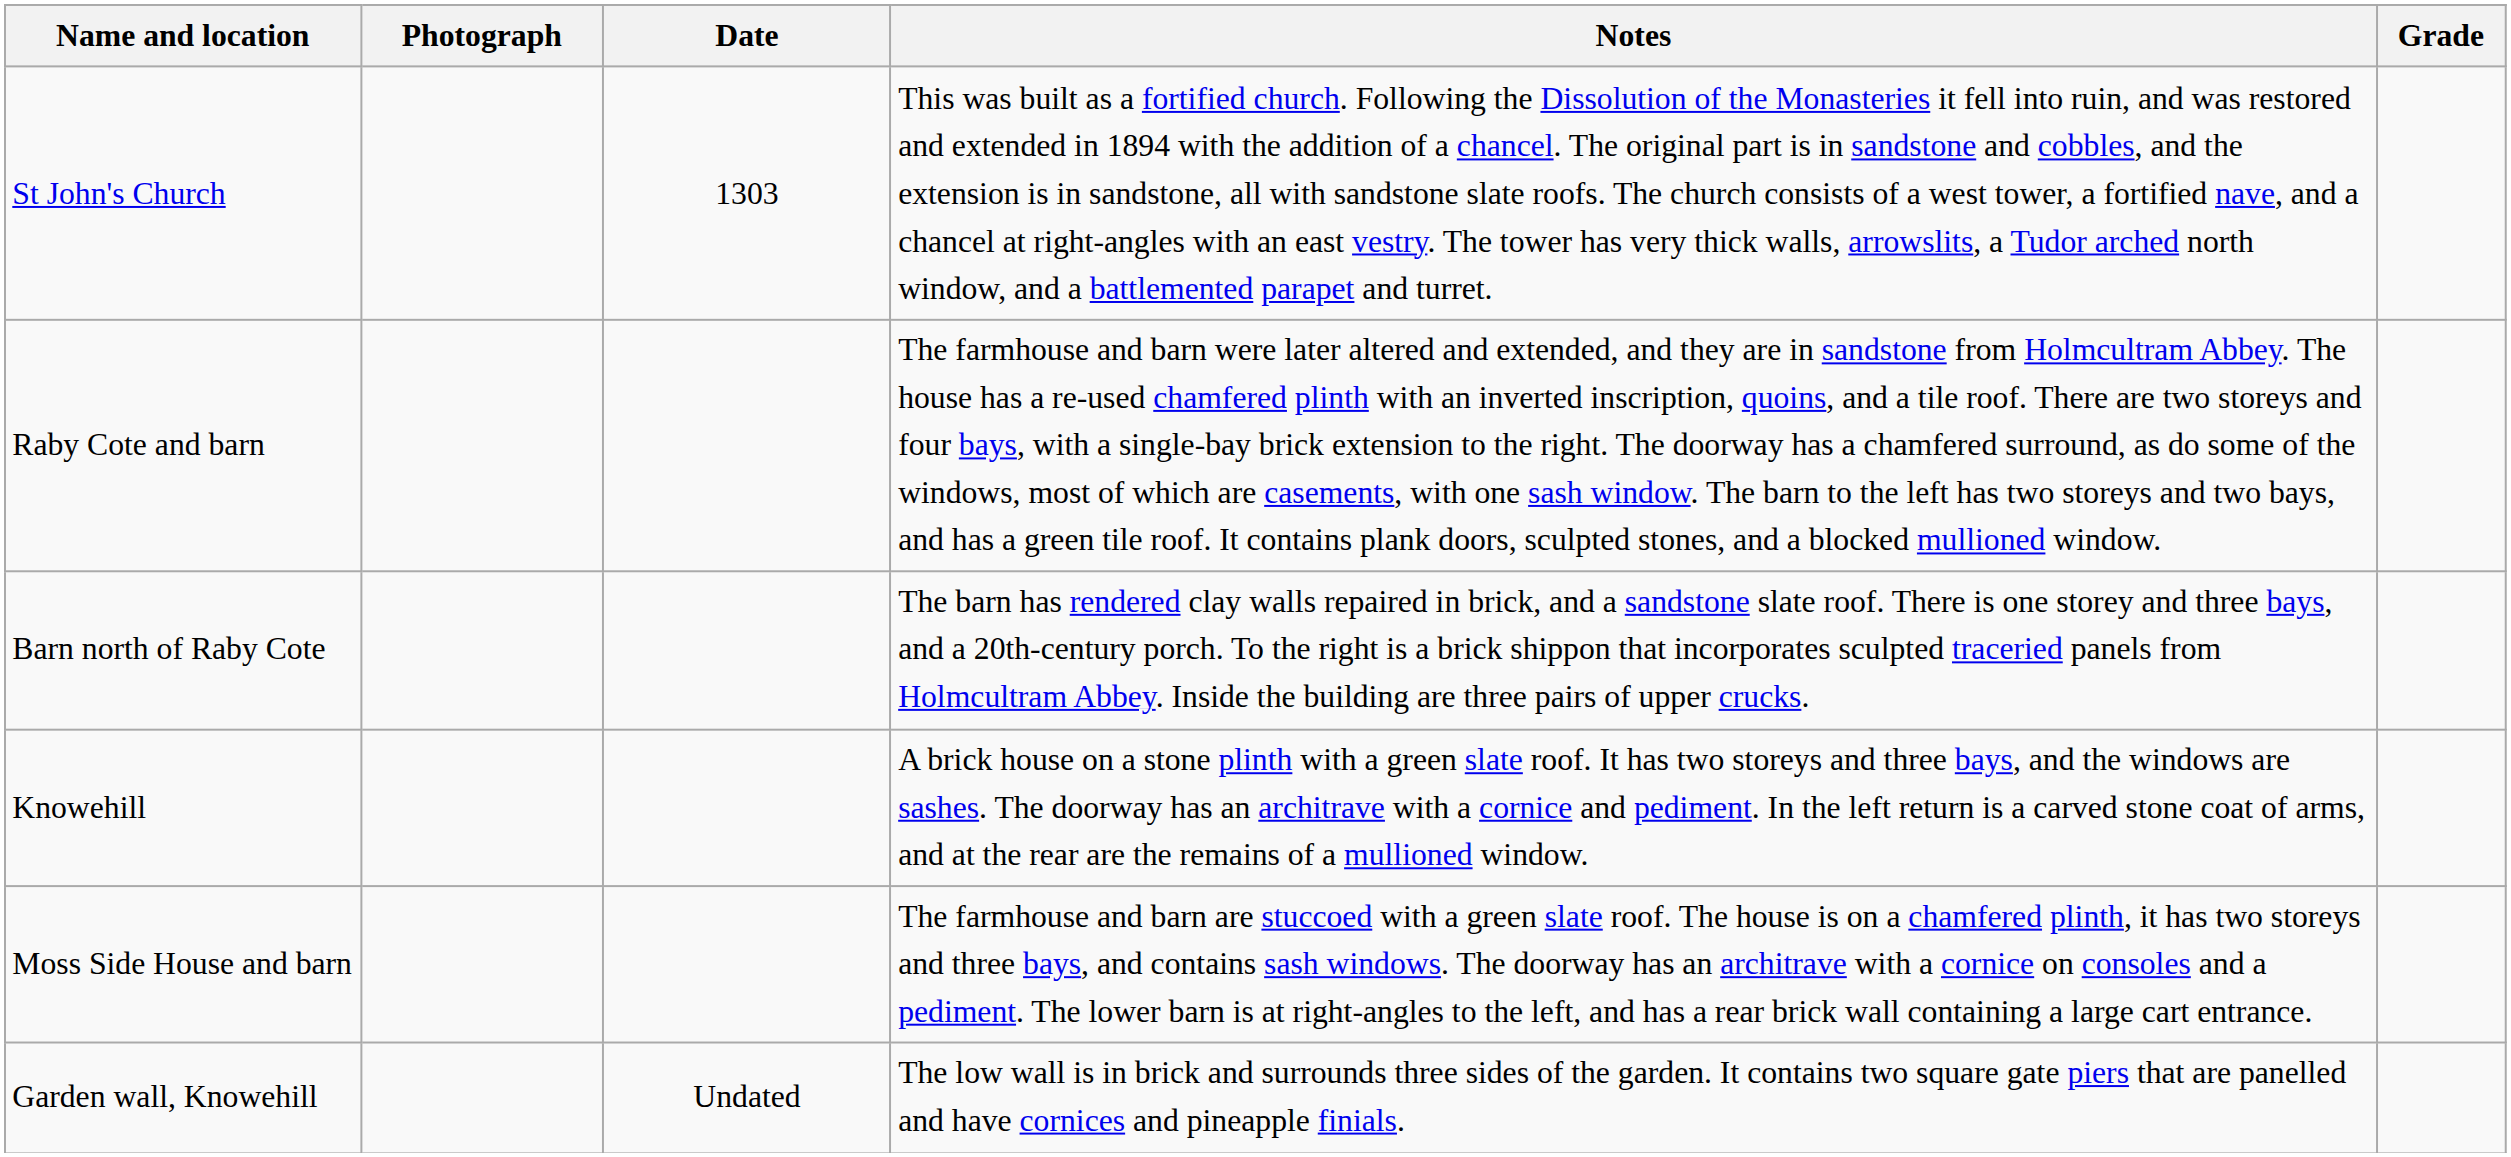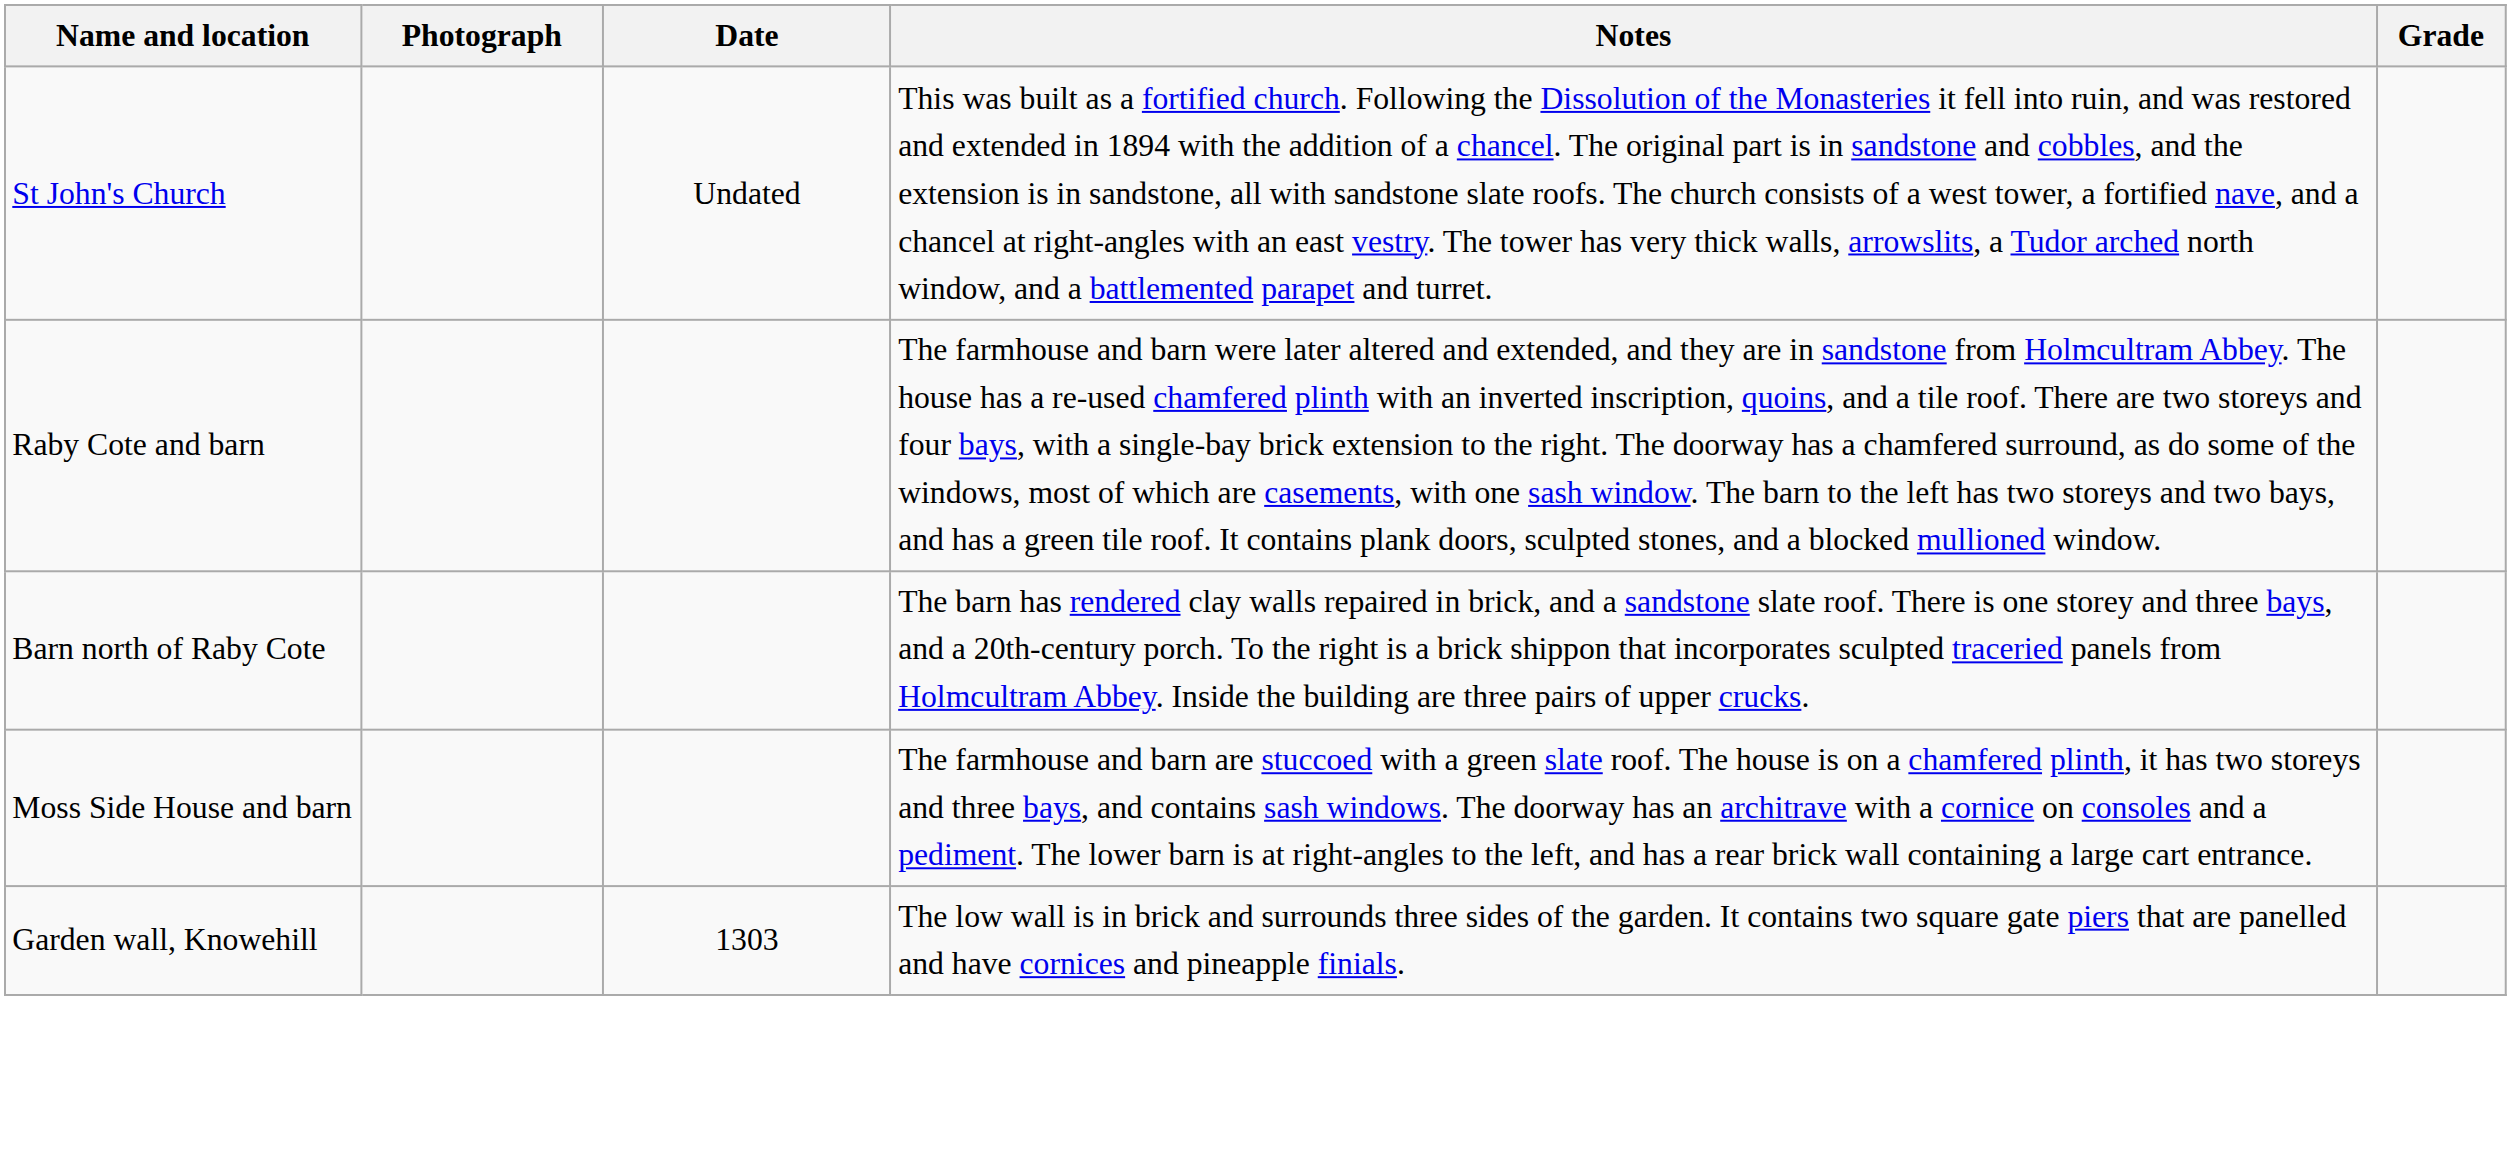(747, 192) 1303 -> (747, 192) Undated
- row: (79, 806)
(747, 1097) Undated -> (747, 940) 1303
